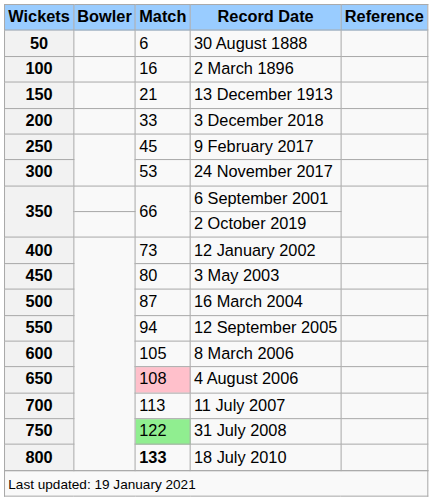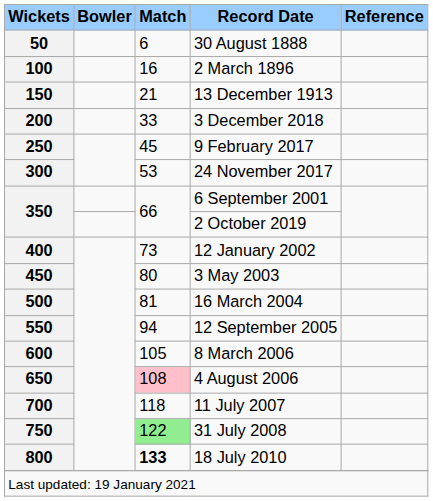(148, 302) 87 -> (148, 302) 81
(152, 405) 113 -> (152, 405) 118
